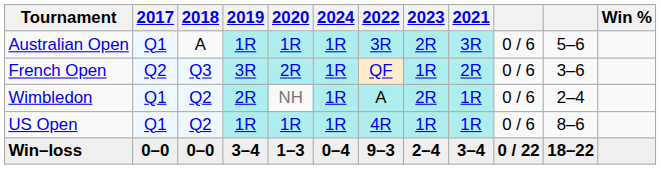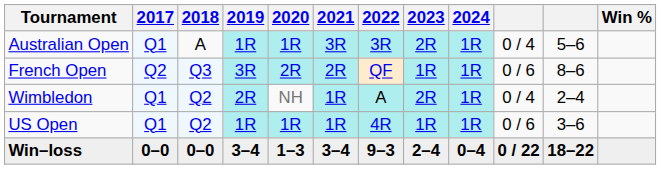columns swapped: (471, 17) <-> (336, 17)
(519, 44) 0 / 6 -> (519, 44) 0 / 4
(571, 71) 3–6 -> (571, 71) 8–6
(519, 97) 0 / 6 -> (519, 97) 0 / 4
(571, 124) 8–6 -> (571, 124) 3–6
